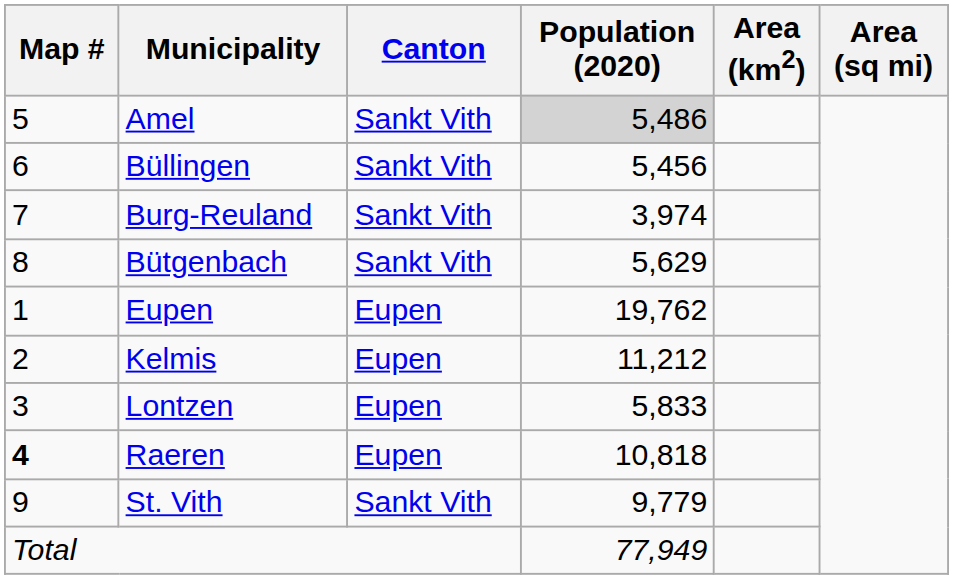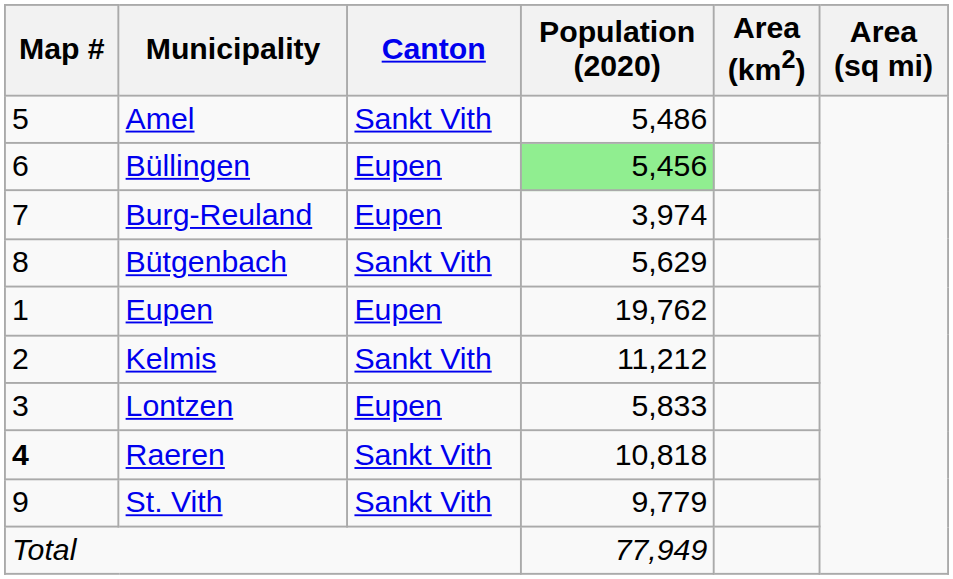(669, 118) lightgrey background -> (669, 118) no background
(423, 166) Sankt Vith -> (398, 166) Eupen
(669, 166) no background -> (669, 166) lightgreen background
(423, 214) Sankt Vith -> (398, 214) Eupen
(398, 358) Eupen -> (423, 358) Sankt Vith
(398, 454) Eupen -> (423, 454) Sankt Vith
